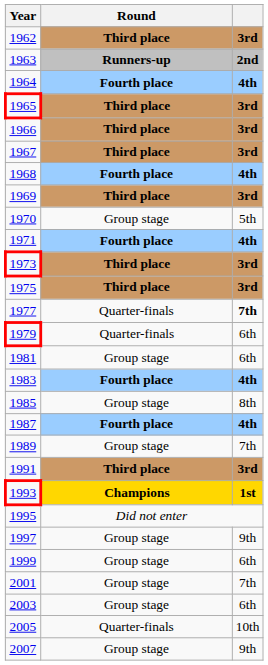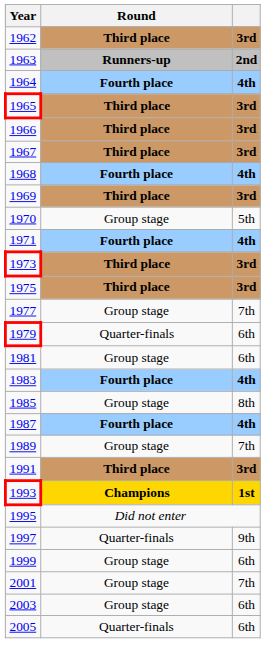(136, 310) Quarter-finals -> (136, 310) Group stage
(248, 310) bold -> (247, 310) normal
(136, 538) Group stage -> (136, 538) Quarter-finals
(248, 627) 10th -> (247, 627) 6th
- row: (23, 649)
